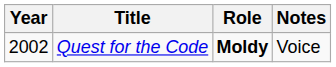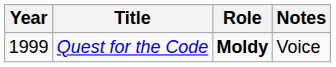(29, 47) 2002 -> (29, 47) 1999
